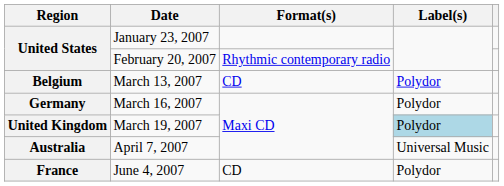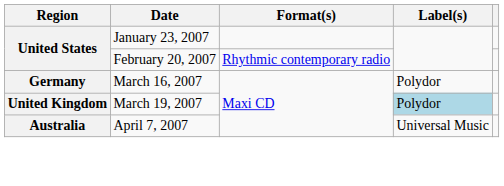- row: (158, 81)
- row: (149, 170)
